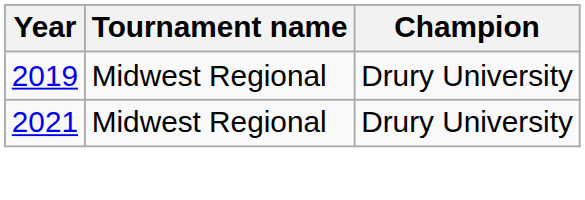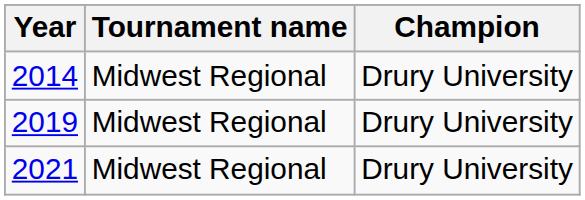+ row: (45, 75)
